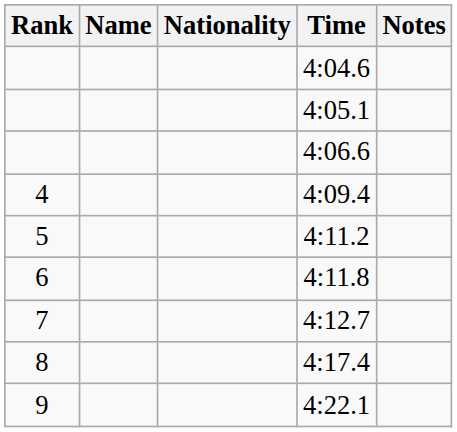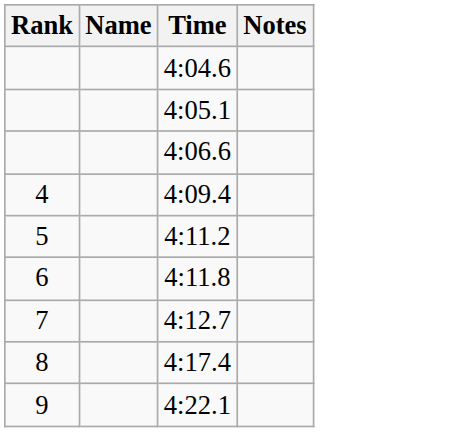- column: (227, 25)
